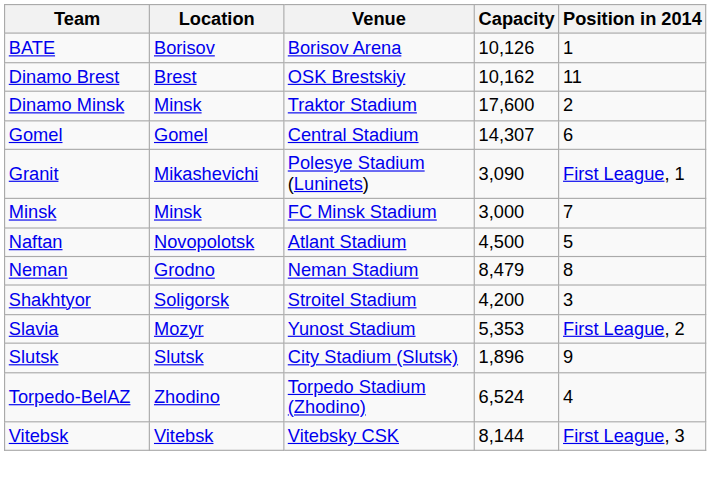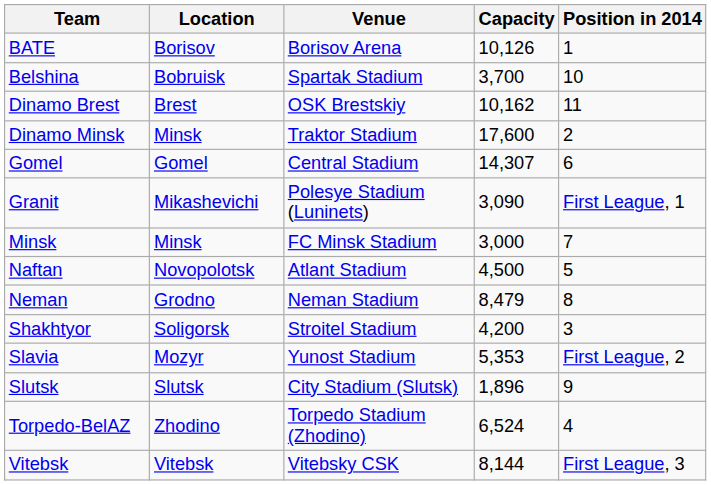+ row: (44, 76)
